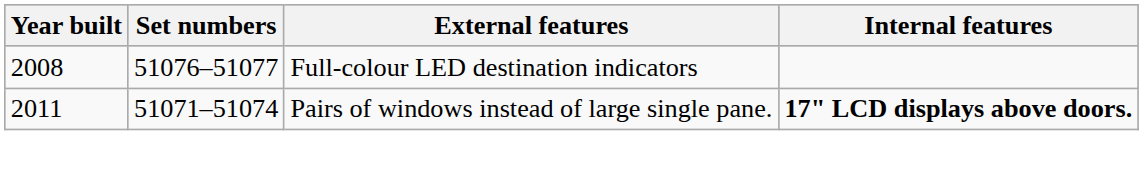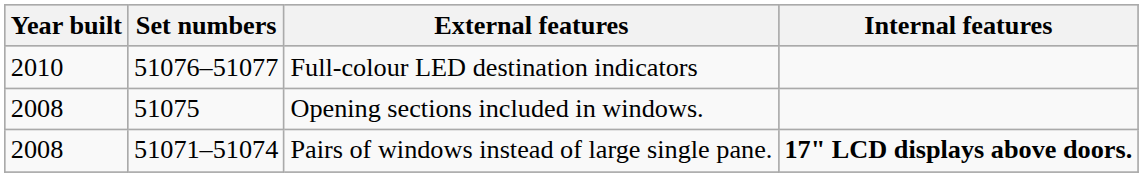(37, 66) 2008 -> (37, 66) 2010
+ row: (497, 108)
(37, 108) 2011 -> (37, 150) 2008
